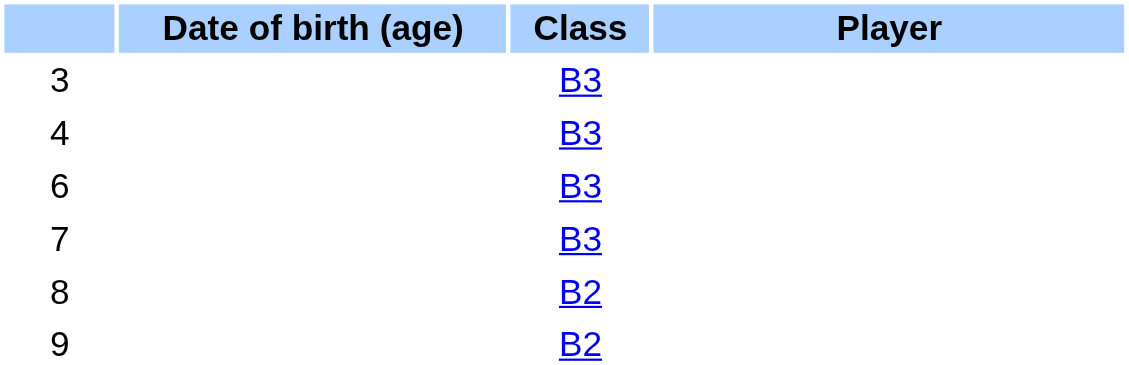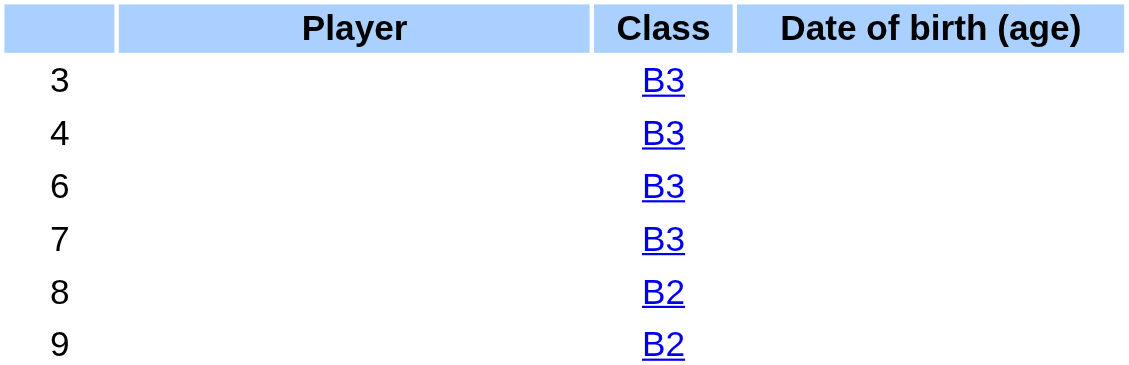columns swapped: (889, 28) <-> (313, 28)
